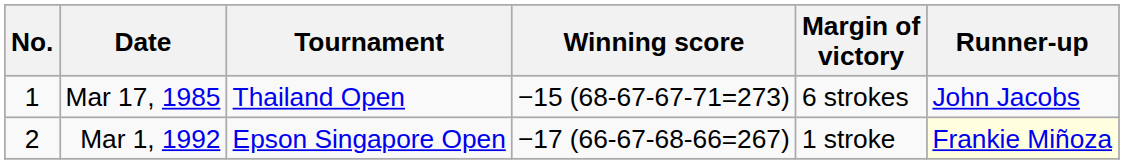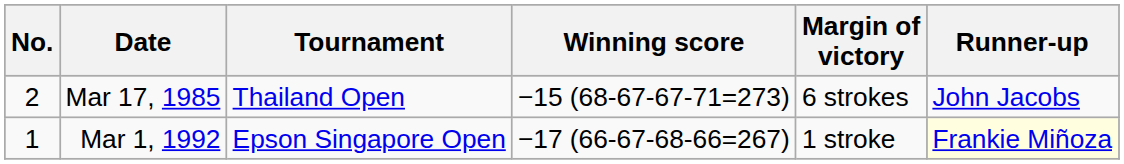(32, 97) 1 -> (32, 97) 2
(32, 139) 2 -> (32, 139) 1
